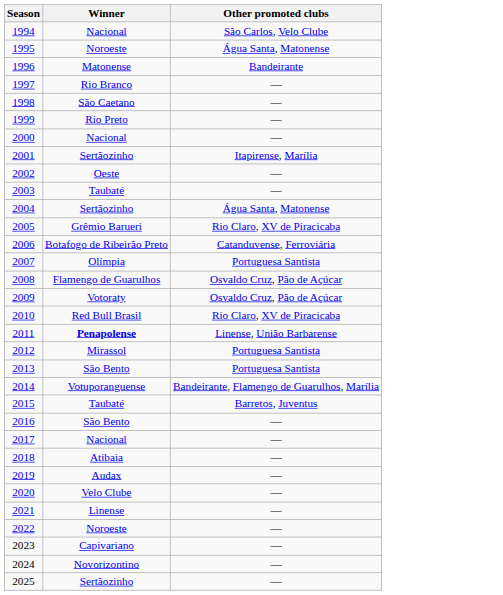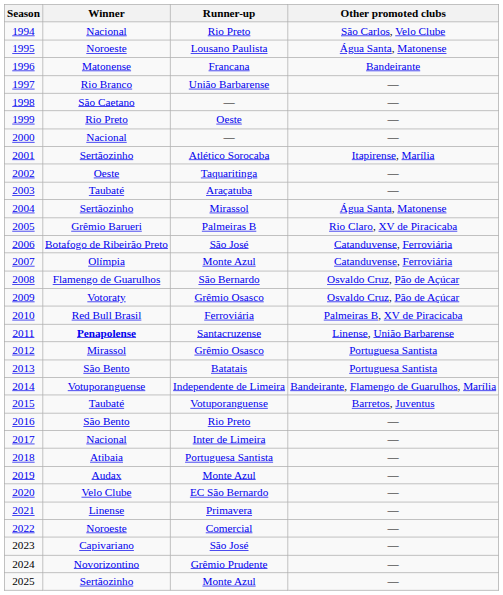+ column: (229, 13)
(276, 262) Portuguesa Santista -> (393, 262) Catanduvense, Ferroviária
(276, 315) Rio Claro, XV de Piracicaba -> (393, 315) Palmeiras B, XV de Piracicaba
